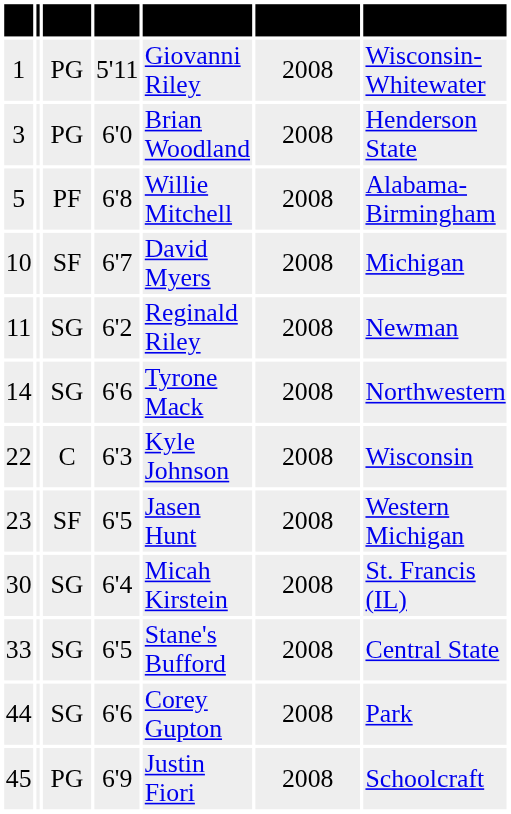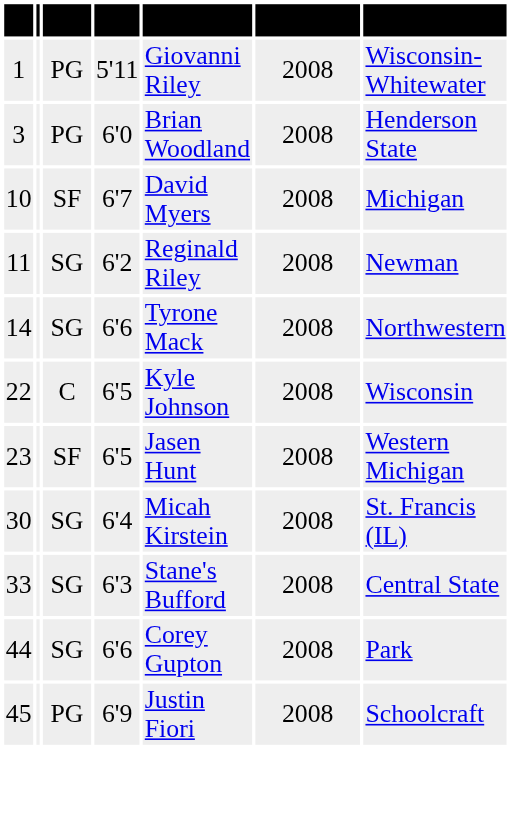- row: (19, 198)
(117, 456) 6'3 -> (117, 391) 6'5
(117, 649) 6'5 -> (117, 585) 6'3
